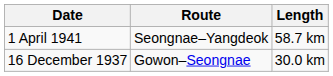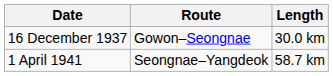rows swapped: (68, 60) <-> (45, 37)
